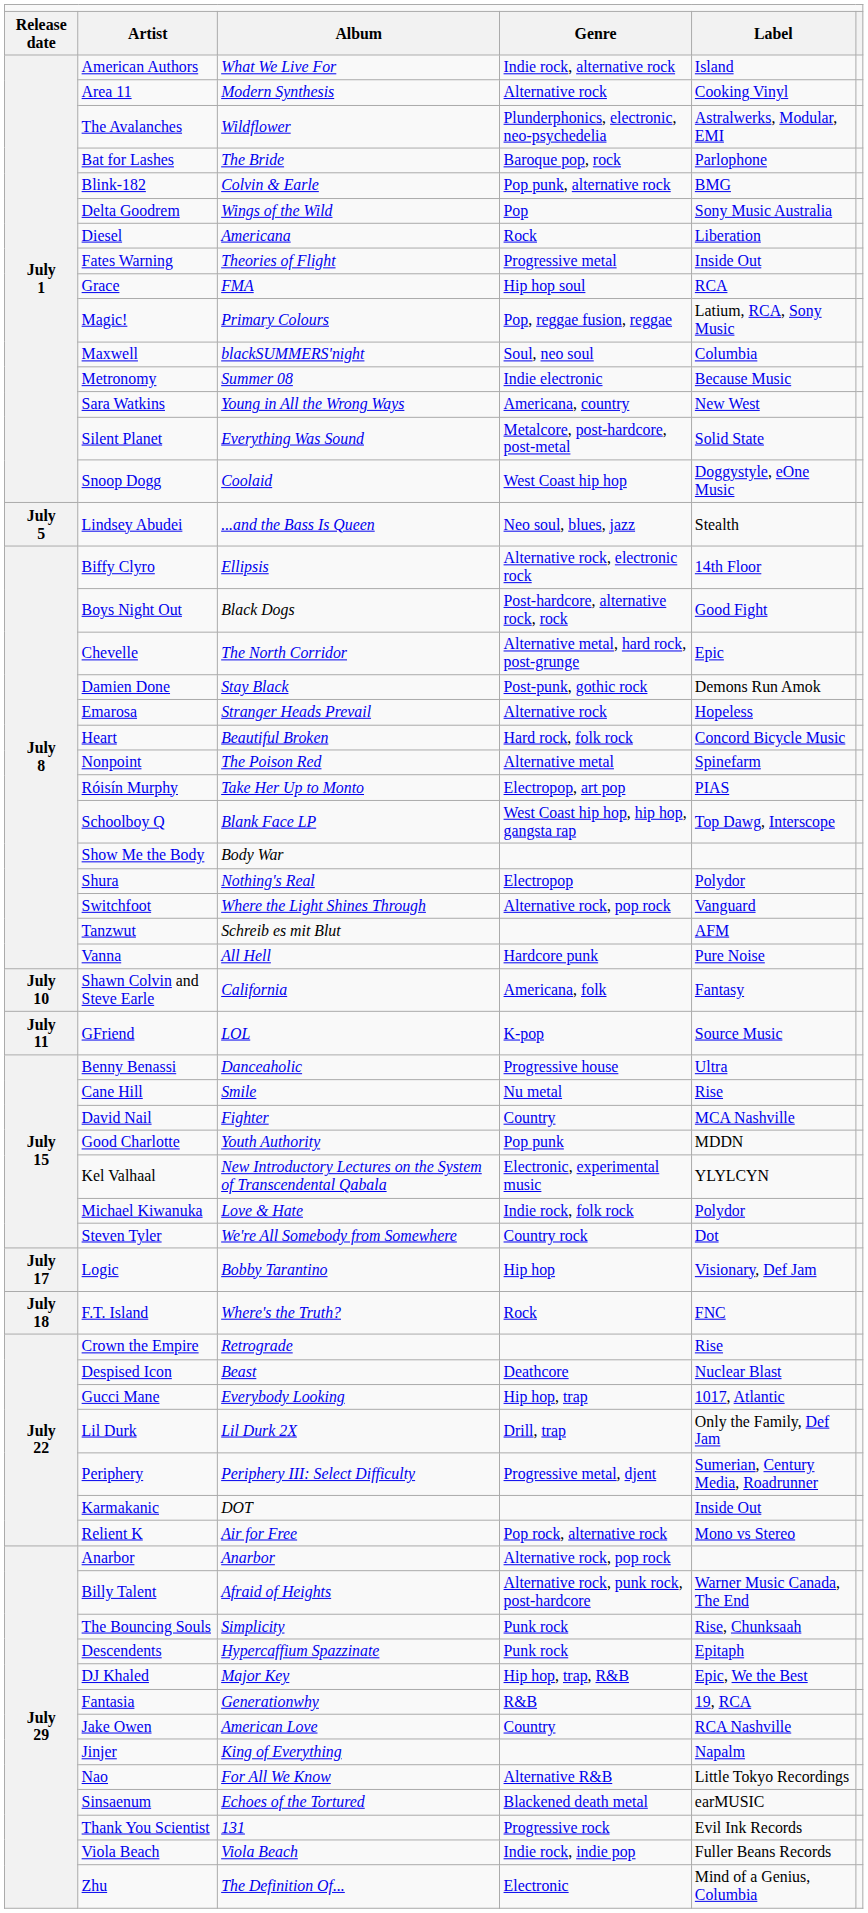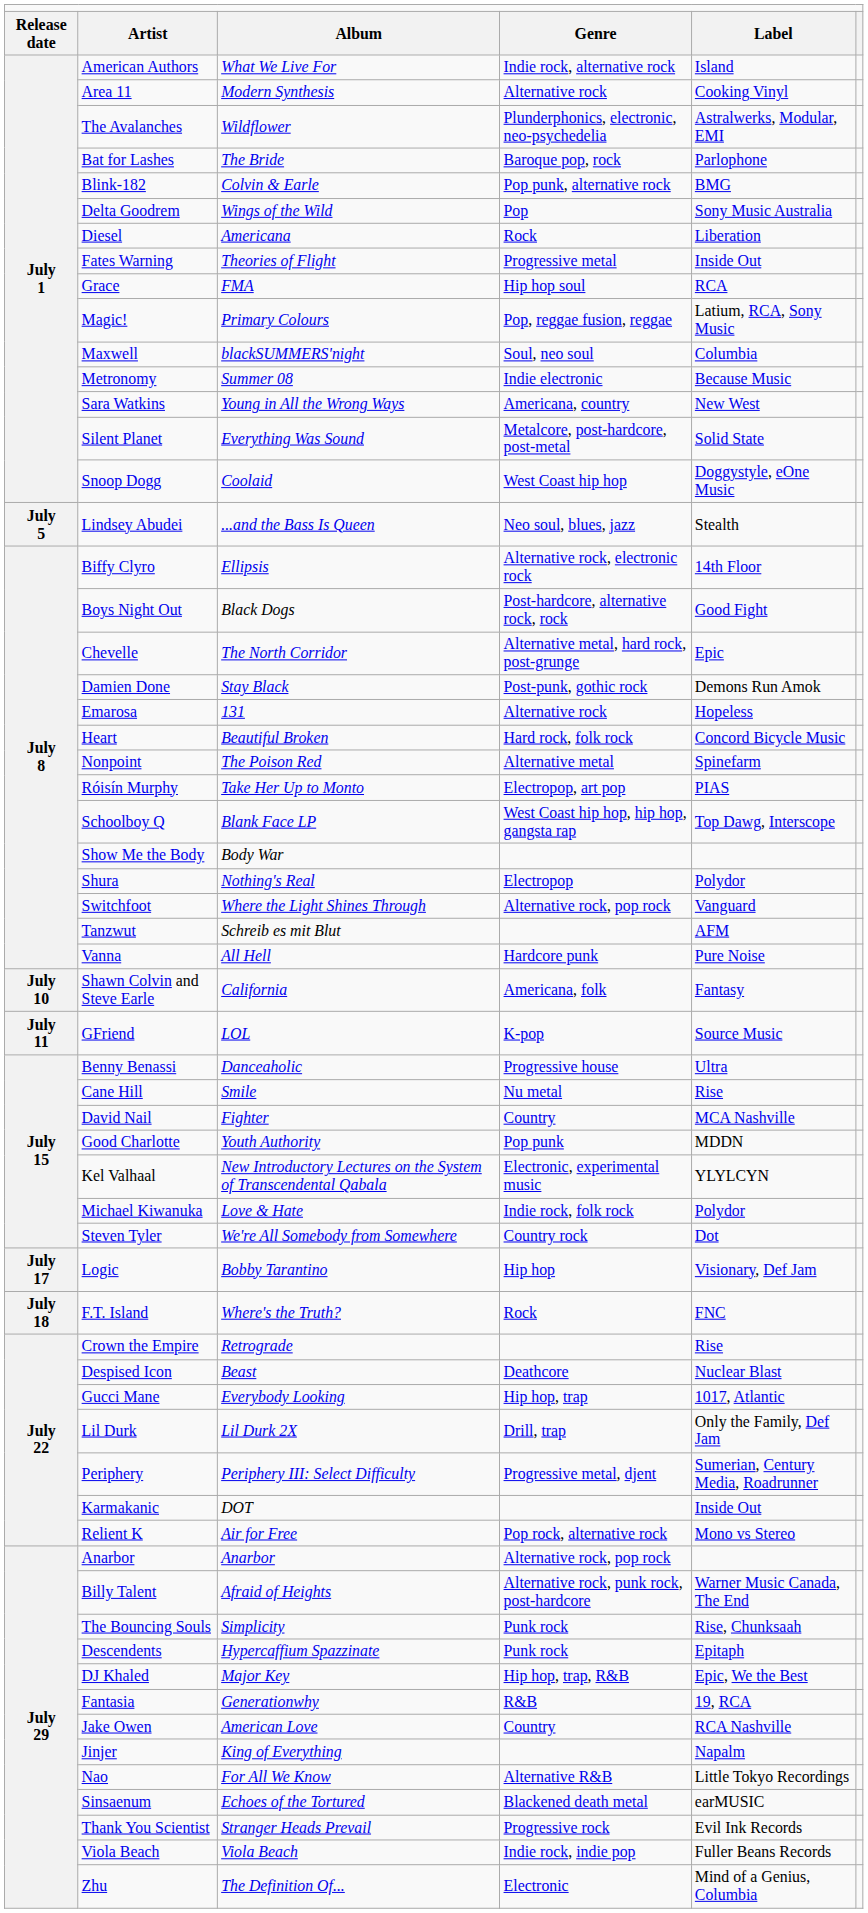(296, 712) Stranger Heads Prevail -> (233, 712) 131
(233, 1827) 131 -> (296, 1827) Stranger Heads Prevail
